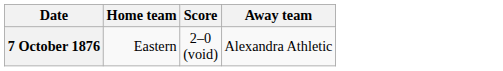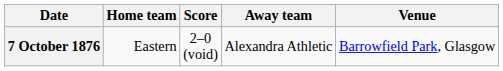+ column: (417, 15)
